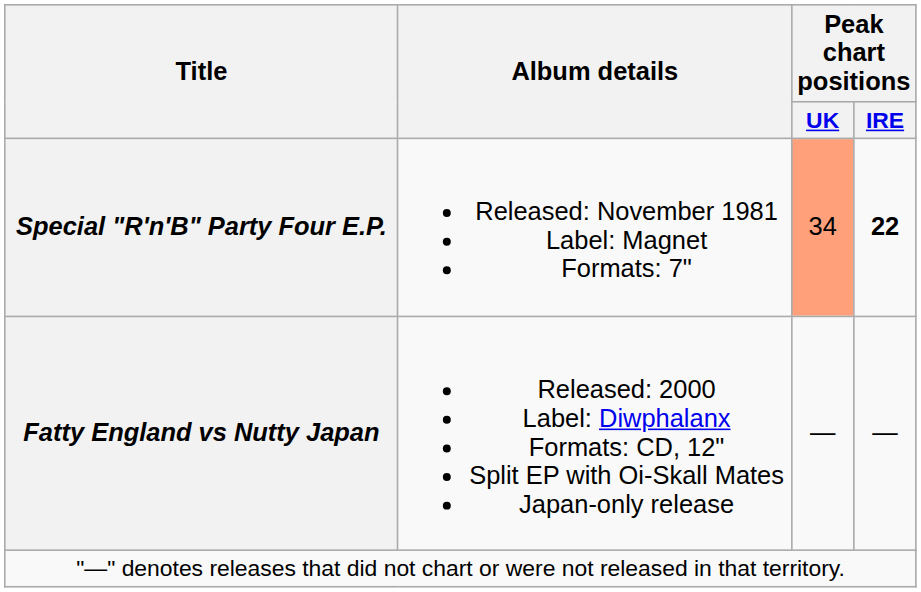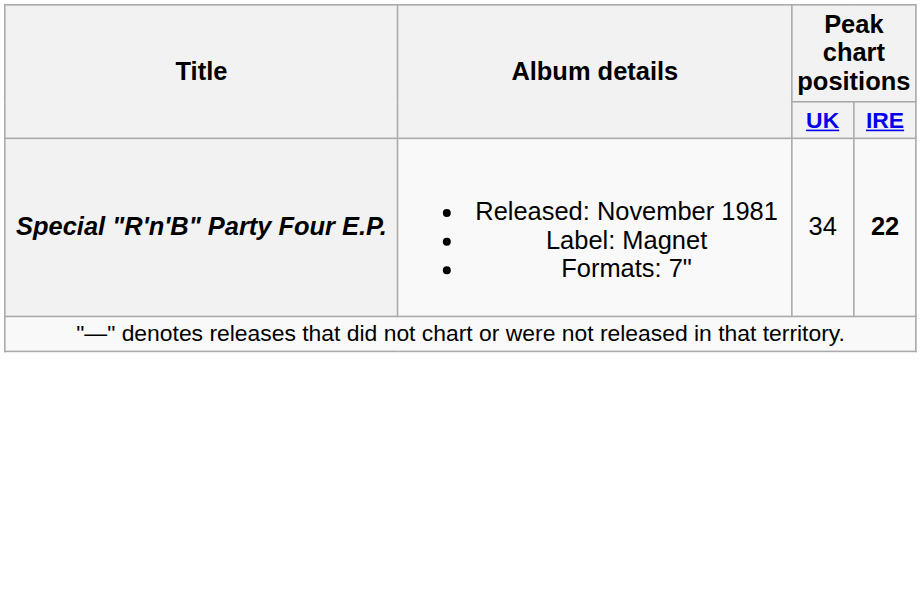(823, 226) lightsalmon background -> (823, 226) no background
- row: (201, 432)
